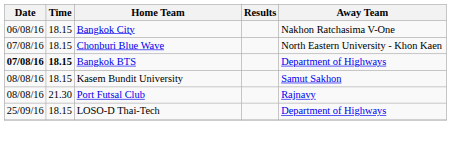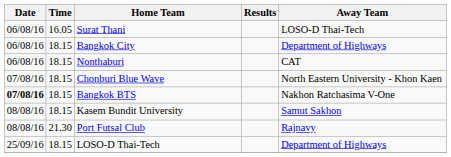+ row: (101, 29)
(338, 29) Nakhon Ratchasima V-One -> (334, 45) Department of Highways
+ row: (100, 62)
(60, 62) bold -> (60, 95) normal
(334, 62) Department of Highways -> (338, 95) Nakhon Ratchasima V-One
